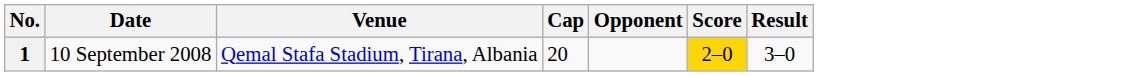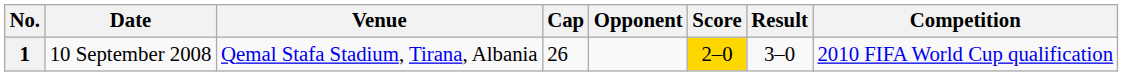+ column: (965, 20)
(558, 53) 20 -> (558, 53) 26
